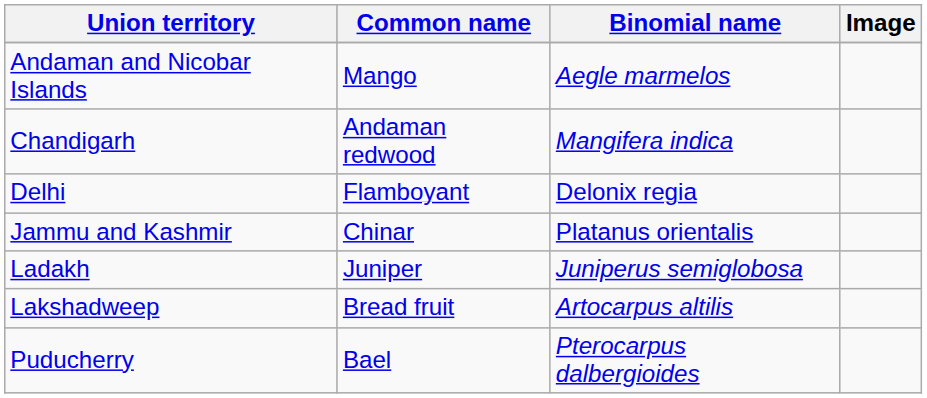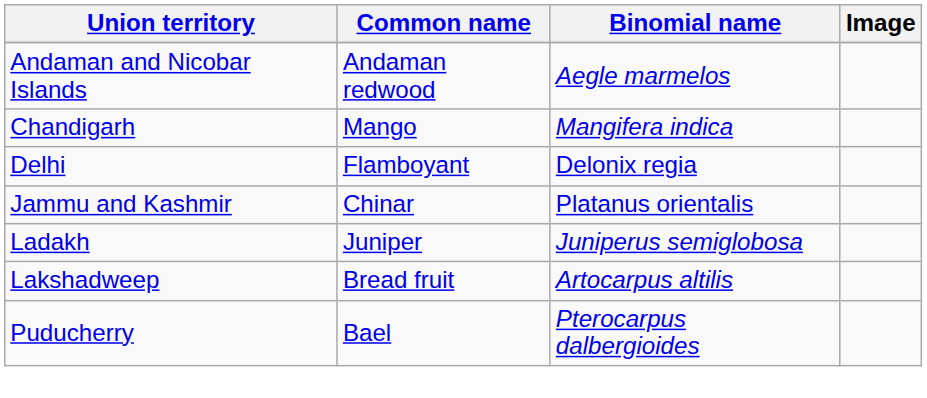(380, 75) Mango -> (395, 75) Andaman redwood
(395, 141) Andaman redwood -> (380, 127) Mango
